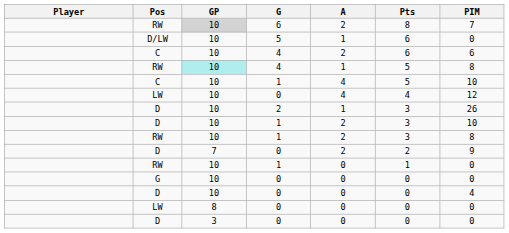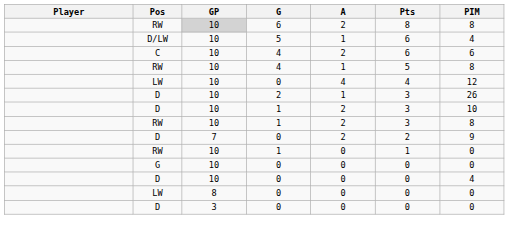(472, 25) 7 -> (472, 25) 8
(472, 39) 0 -> (472, 39) 4
(214, 67) paleturquoise background -> (214, 67) no background
- row: (158, 81)
